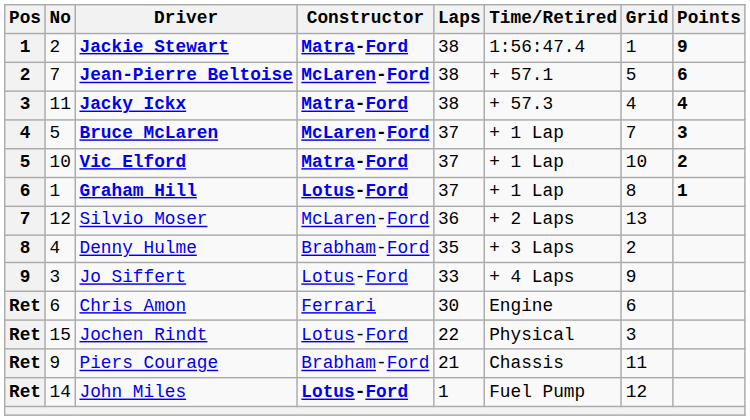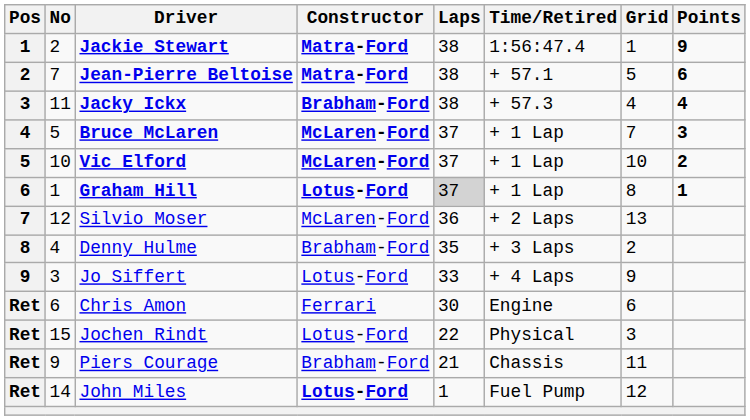(365, 77) McLaren-Ford -> (355, 77) Matra-Ford
(355, 106) Matra-Ford -> (365, 106) Brabham-Ford
(355, 163) Matra-Ford -> (365, 163) McLaren-Ford
(449, 192) no background -> (449, 192) lightgrey background
